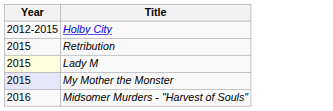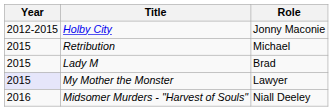+ column: (289, 13)
(19, 64) lightyellow background -> (19, 64) no background
